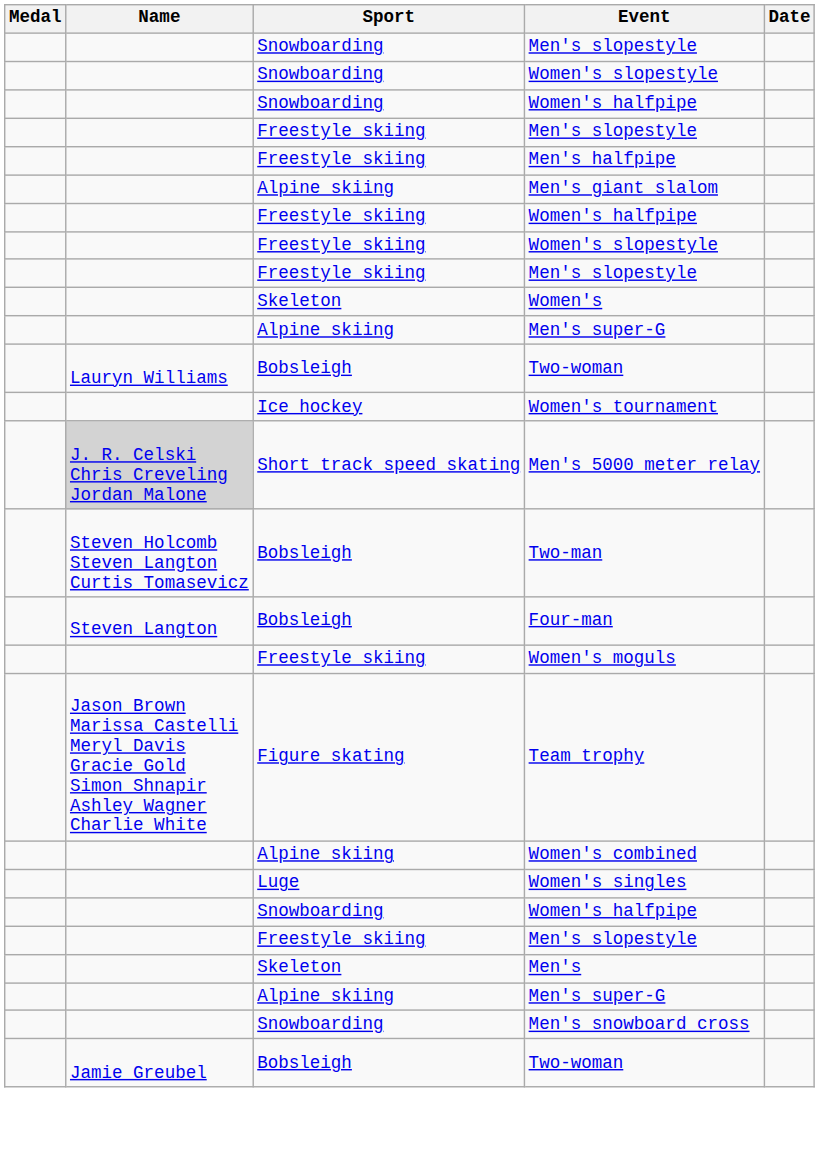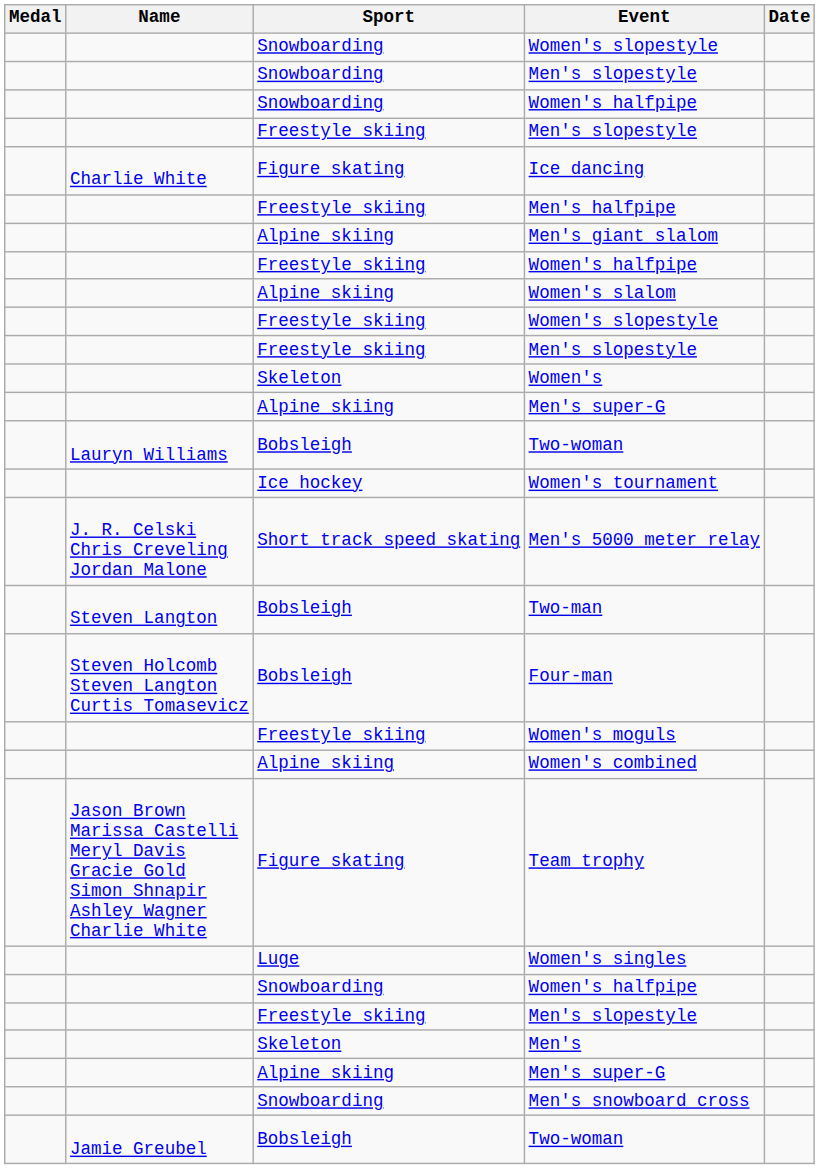rows swapped: (320, 48) <-> (320, 76)
+ row: (331, 171)
+ row: (326, 294)
(149, 475) lightgrey background -> (149, 552) no background
(159, 563) Steven Holcomb Steven Langton Curtis Tomasevicz -> (144, 620) Steven Langton
(144, 631) Steven Langton -> (159, 688) Steven Holcomb Steven Langton Curtis Tomasevicz
rows swapped: (331, 757) <-> (326, 855)
